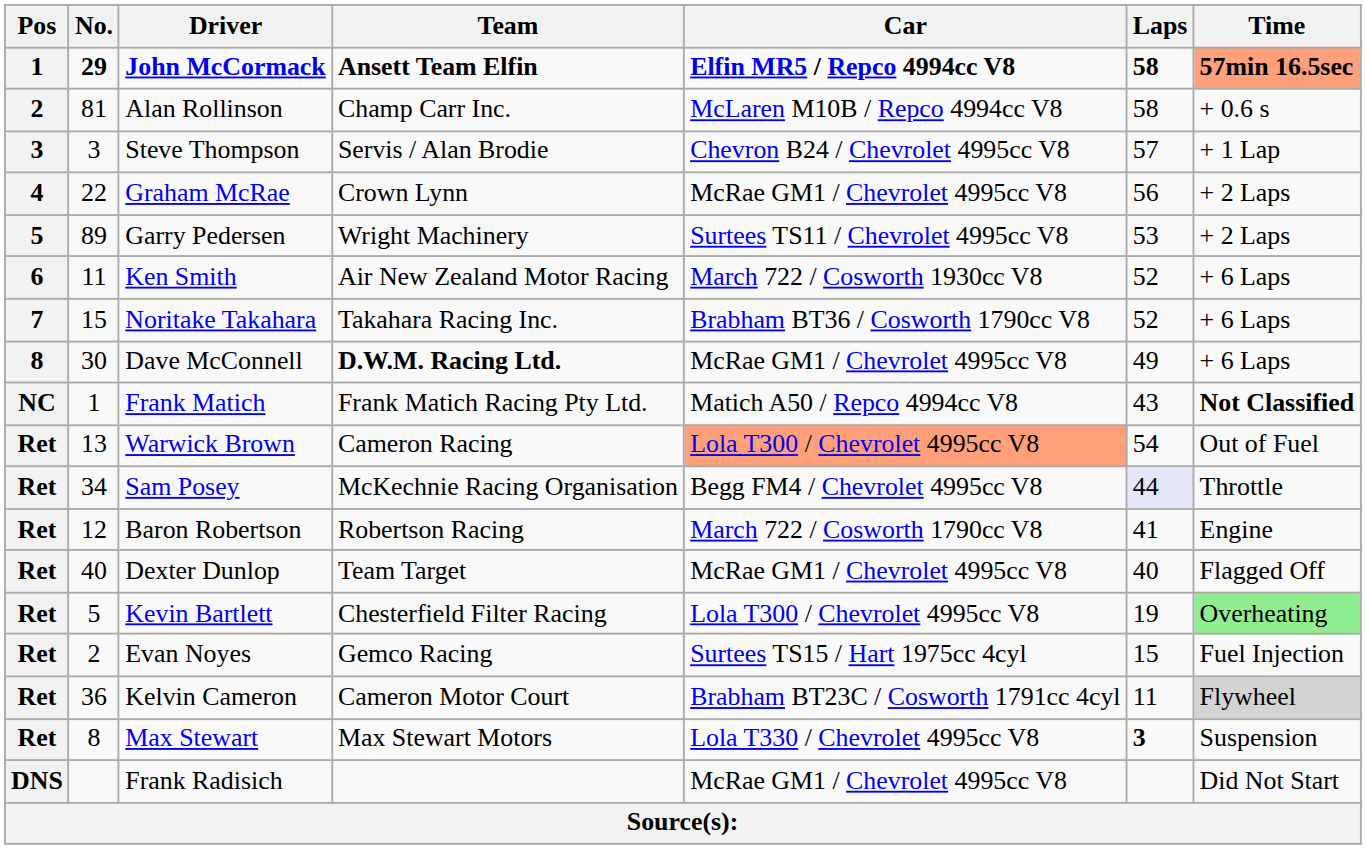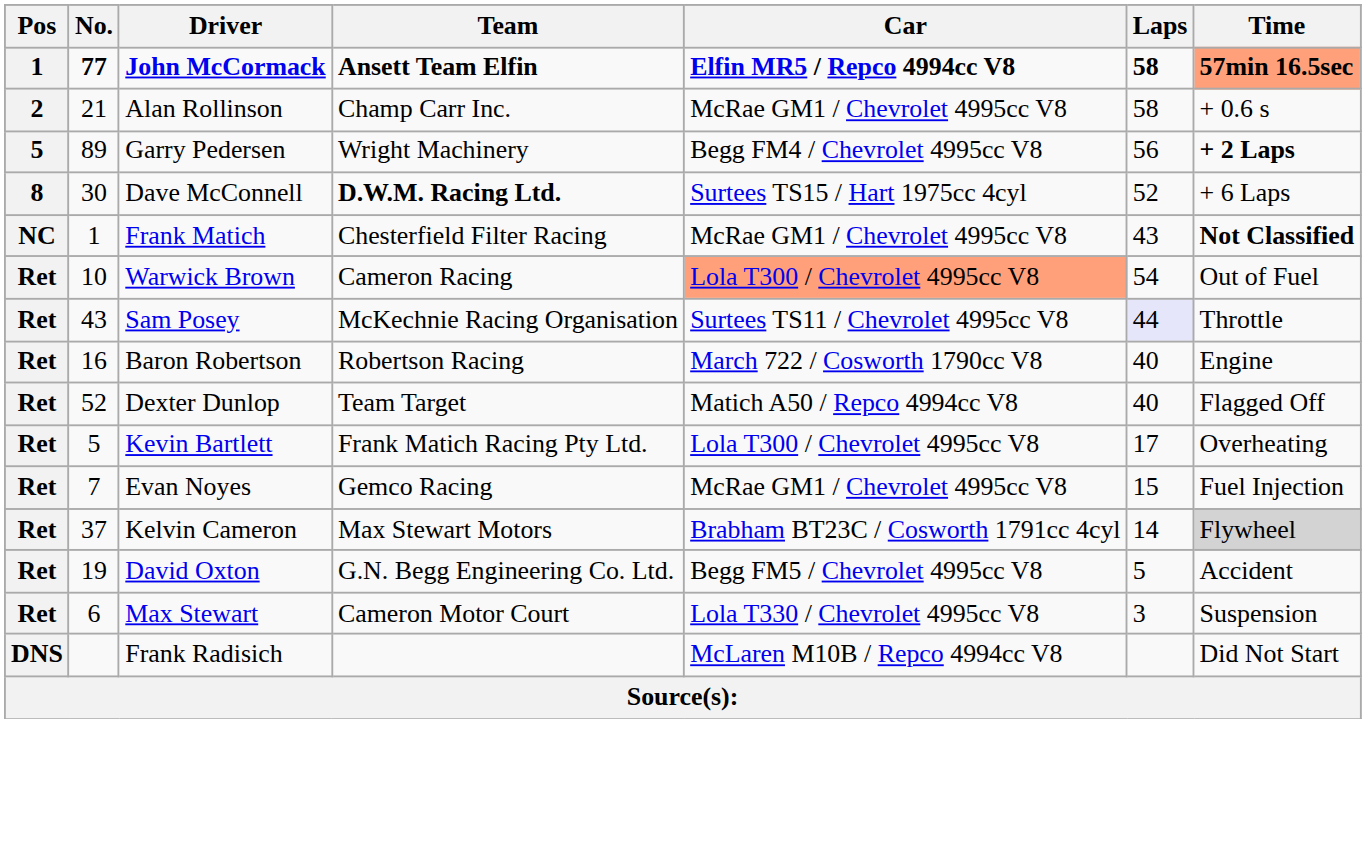(94, 67) 29 -> (94, 67) 77
(94, 109) 81 -> (94, 109) 21
(876, 109) McLaren M10B / Repco 4994cc V8 -> (879, 109) McRae GM1 / Chevrolet 4995cc V8
- row: (212, 151)
- row: (208, 193)
(879, 235) Surtees TS11 / Chevrolet 4995cc V8 -> (866, 151) Begg FM4 / Chevrolet 4995cc V8
(1146, 235) 53 -> (1146, 151) 56
(1245, 235) normal -> (1247, 151) bold
- row: (181, 277)
- row: (221, 319)
(879, 361) McRae GM1 / Chevrolet 4995cc V8 -> (858, 193) Surtees TS15 / Hart 1975cc 4cyl
(1146, 361) 49 -> (1146, 193) 52
(493, 403) Frank Matich Racing Pty Ltd. -> (472, 235) Chesterfield Filter Racing
(854, 403) Matich A50 / Repco 4994cc V8 -> (879, 235) McRae GM1 / Chevrolet 4995cc V8
(94, 445) 13 -> (94, 277) 10
(94, 487) 34 -> (94, 319) 43
(866, 487) Begg FM4 / Chevrolet 4995cc V8 -> (879, 319) Surtees TS11 / Chevrolet 4995cc V8
(94, 528) 12 -> (94, 361) 16
(1146, 528) 41 -> (1146, 361) 40
(94, 570) 40 -> (94, 403) 52
(879, 570) McRae GM1 / Chevrolet 4995cc V8 -> (854, 403) Matich A50 / Repco 4994cc V8
(472, 612) Chesterfield Filter Racing -> (493, 445) Frank Matich Racing Pty Ltd.
(1146, 612) 19 -> (1146, 445) 17
(1264, 612) lightgreen background -> (1264, 445) no background
(94, 654) 2 -> (94, 487) 7
(858, 654) Surtees TS15 / Hart 1975cc 4cyl -> (879, 487) McRae GM1 / Chevrolet 4995cc V8
(94, 696) 36 -> (94, 528) 37
(454, 696) Cameron Motor Court -> (445, 528) Max Stewart Motors
(1145, 696) 11 -> (1146, 528) 14
+ row: (192, 570)
(94, 738) 8 -> (94, 612) 6
(445, 738) Max Stewart Motors -> (454, 612) Cameron Motor Court
(1139, 738) bold -> (1139, 612) normal
(879, 780) McRae GM1 / Chevrolet 4995cc V8 -> (876, 654) McLaren M10B / Repco 4994cc V8
